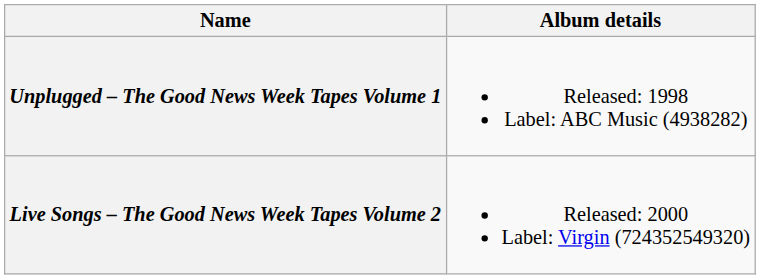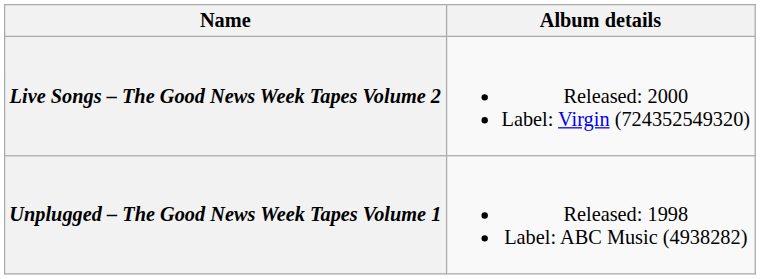rows swapped: (225, 96) <-> (225, 214)
